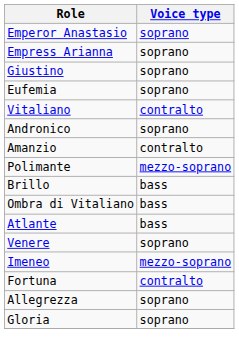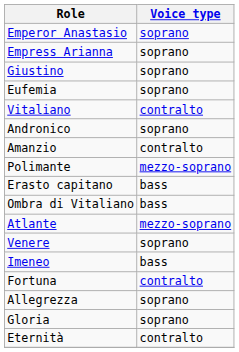+ row: (60, 186)
- row: (28, 186)
(154, 224) bass -> (185, 224) mezzo-soprano
(185, 262) mezzo-soprano -> (154, 262) bass
+ row: (35, 338)
